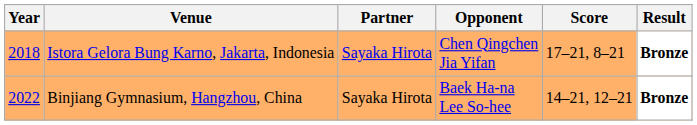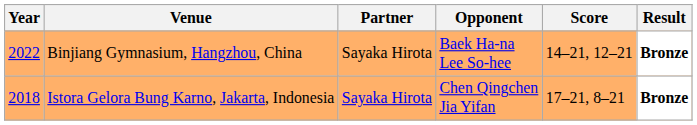rows swapped: (191, 53) <-> (175, 98)
